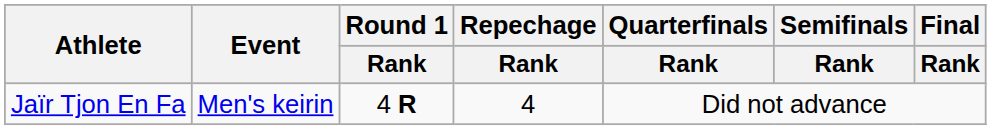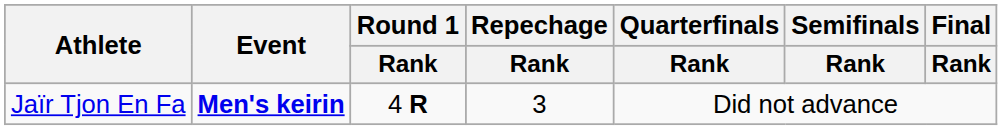(266, 104) normal -> (271, 104) bold
(528, 104) 4 -> (539, 104) 3
